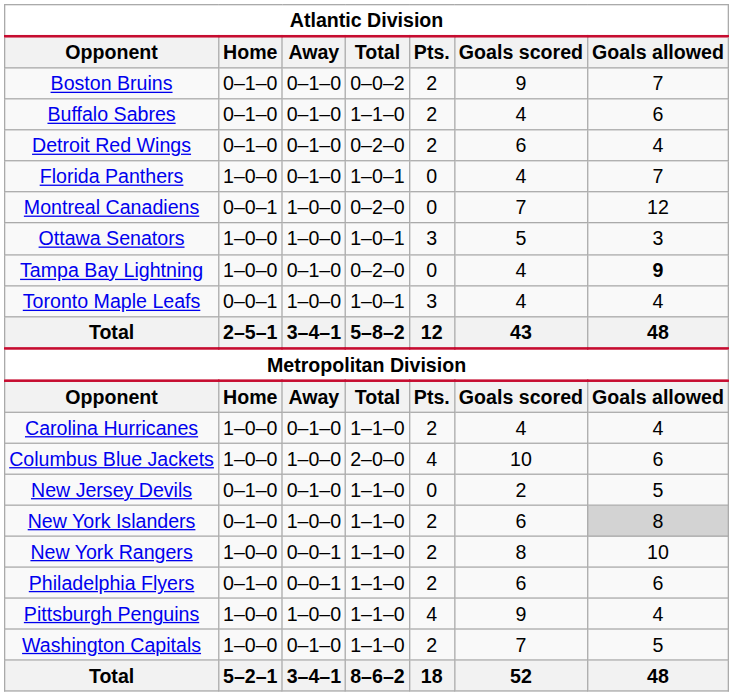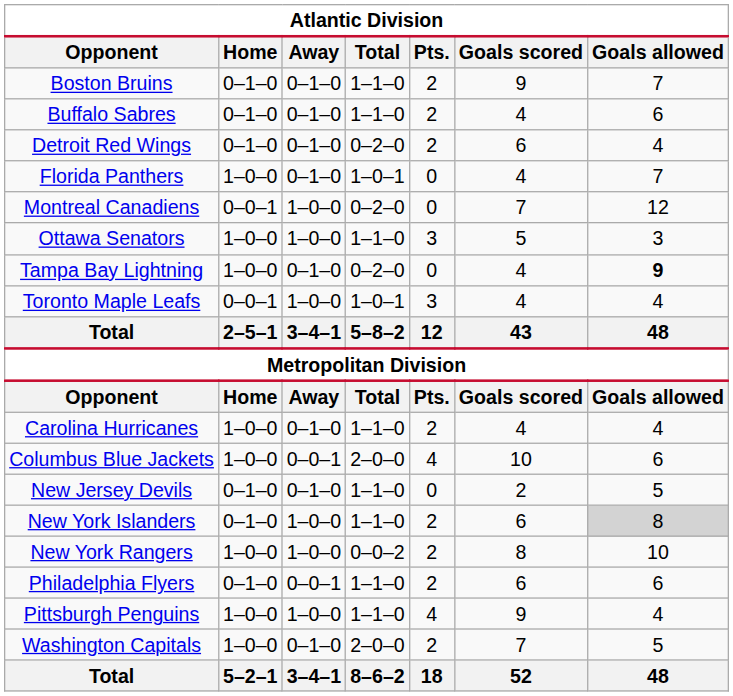(377, 84) 0–0–2 -> (377, 84) 1–1–0
(377, 239) 1–0–1 -> (377, 239) 1–1–0
(314, 459) 1–0–0 -> (314, 459) 0–0–1
(314, 552) 0–0–1 -> (314, 552) 1–0–0
(377, 552) 1–1–0 -> (377, 552) 0–0–2
(377, 645) 1–1–0 -> (377, 645) 2–0–0
